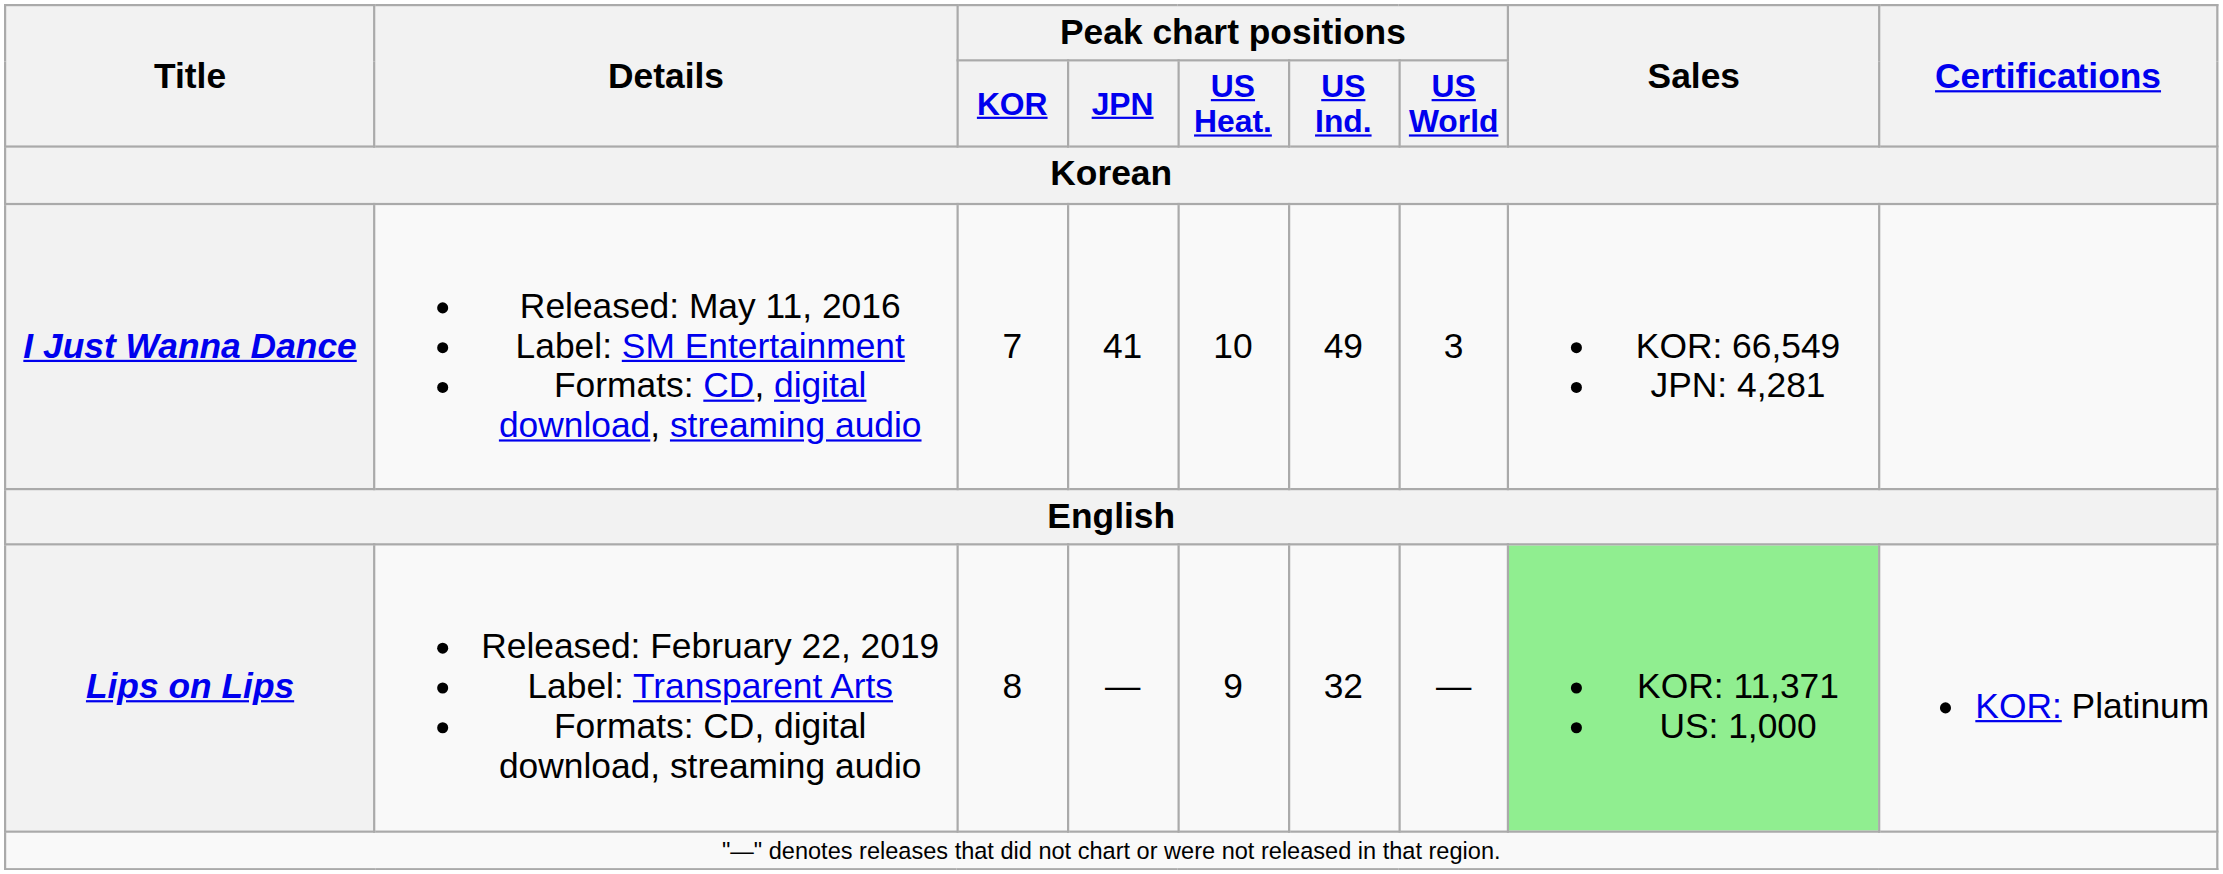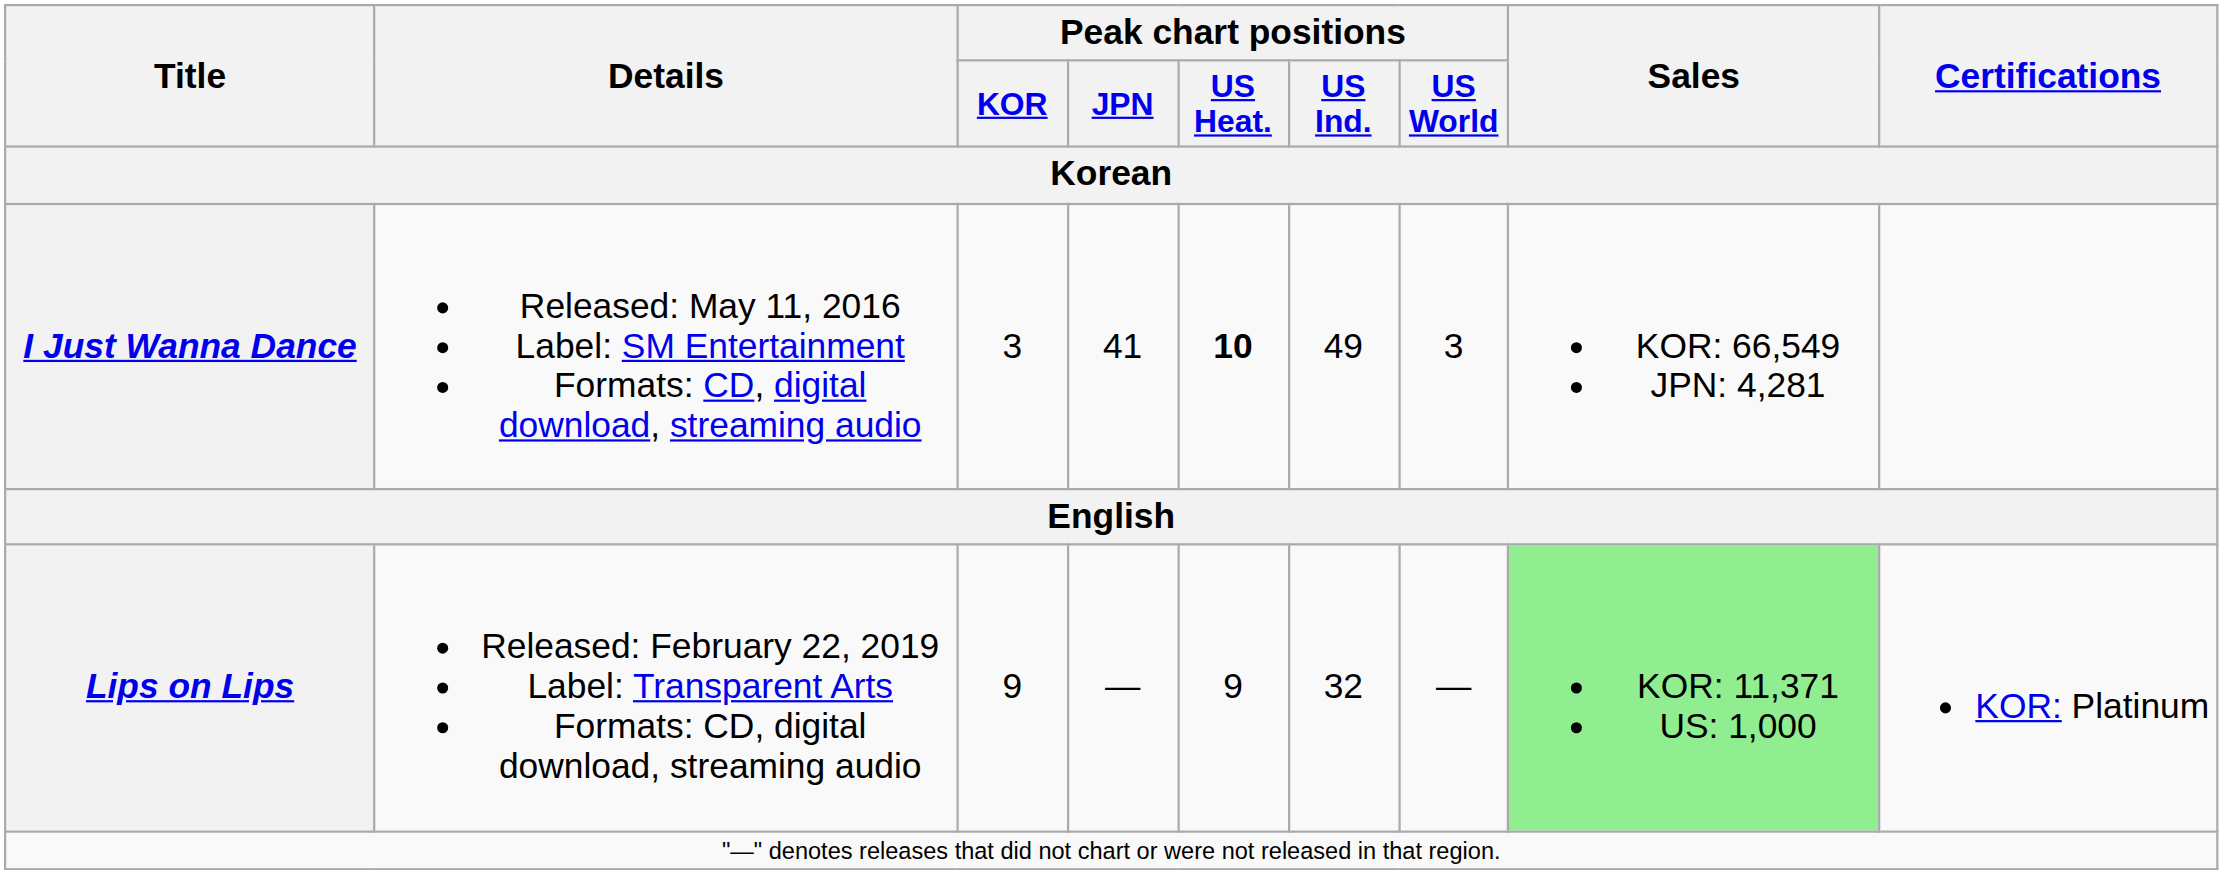(1012, 345) 7 -> (1012, 345) 3
(1233, 345) normal -> (1233, 345) bold
(1012, 687) 8 -> (1012, 687) 9
